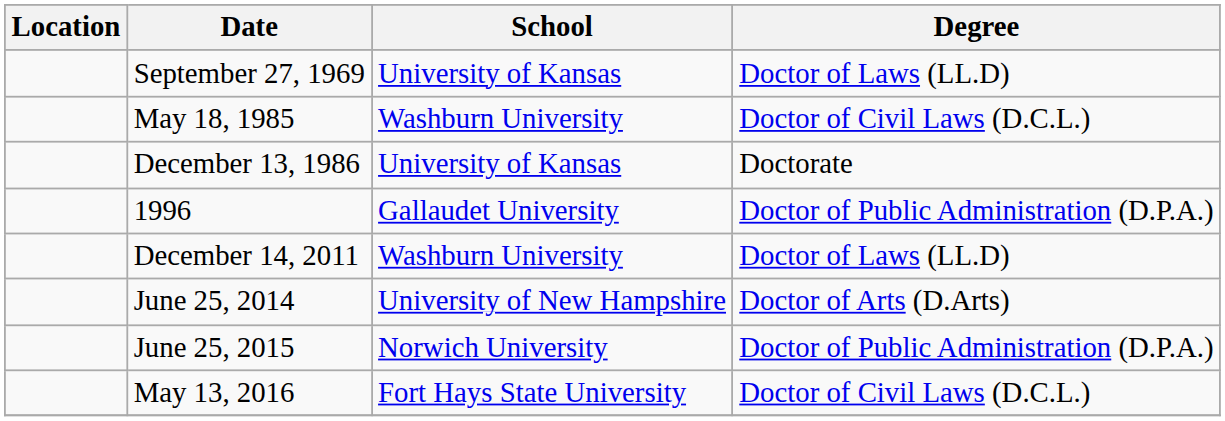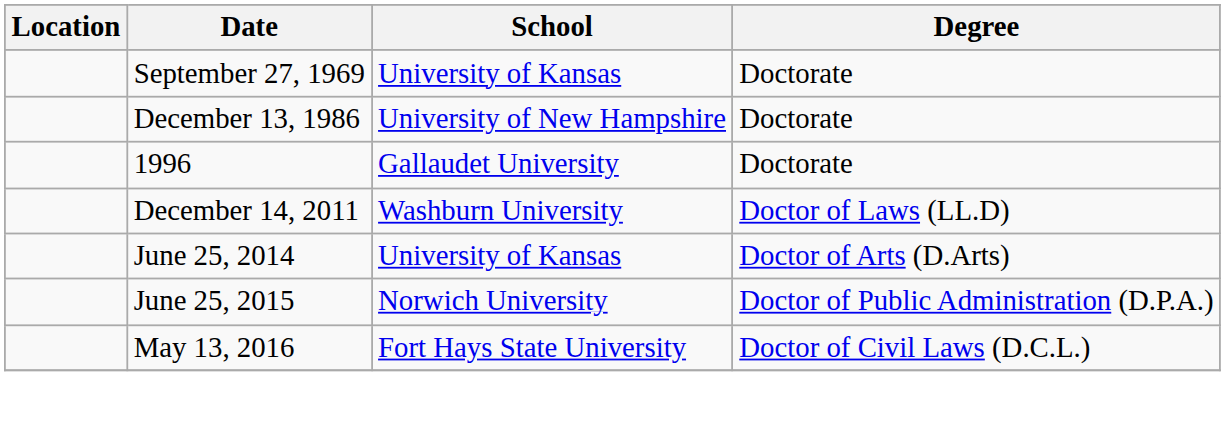(874, 73) Doctor of Laws (LL.D) -> (796, 73) Doctorate
- row: (214, 118)
(500, 164) University of Kansas -> (552, 118) University of New Hampshire
(976, 210) Doctor of Public Administration (D.P.A.) -> (796, 164) Doctorate
(552, 301) University of New Hampshire -> (500, 255) University of Kansas
